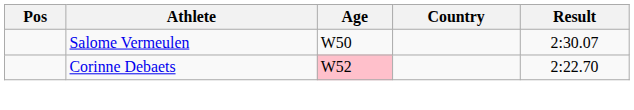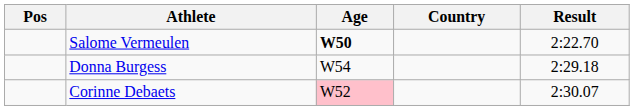(336, 42) normal -> (336, 42) bold
(575, 42) 2:30.07 -> (575, 42) 2:22.70
+ row: (118, 67)
(575, 67) 2:22.70 -> (575, 92) 2:30.07
